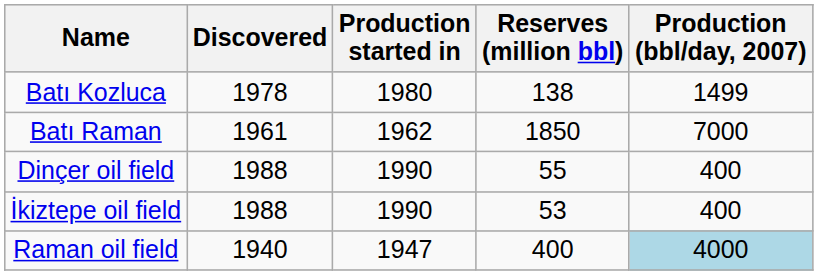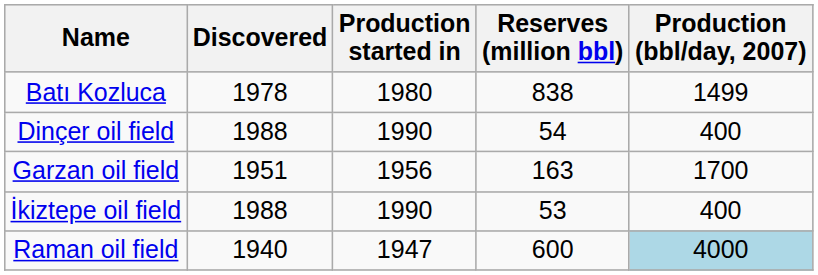(553, 91) 138 -> (553, 91) 838
- row: (96, 131)
(553, 171) 55 -> (553, 131) 54
+ row: (96, 171)
(553, 250) 400 -> (553, 250) 600
